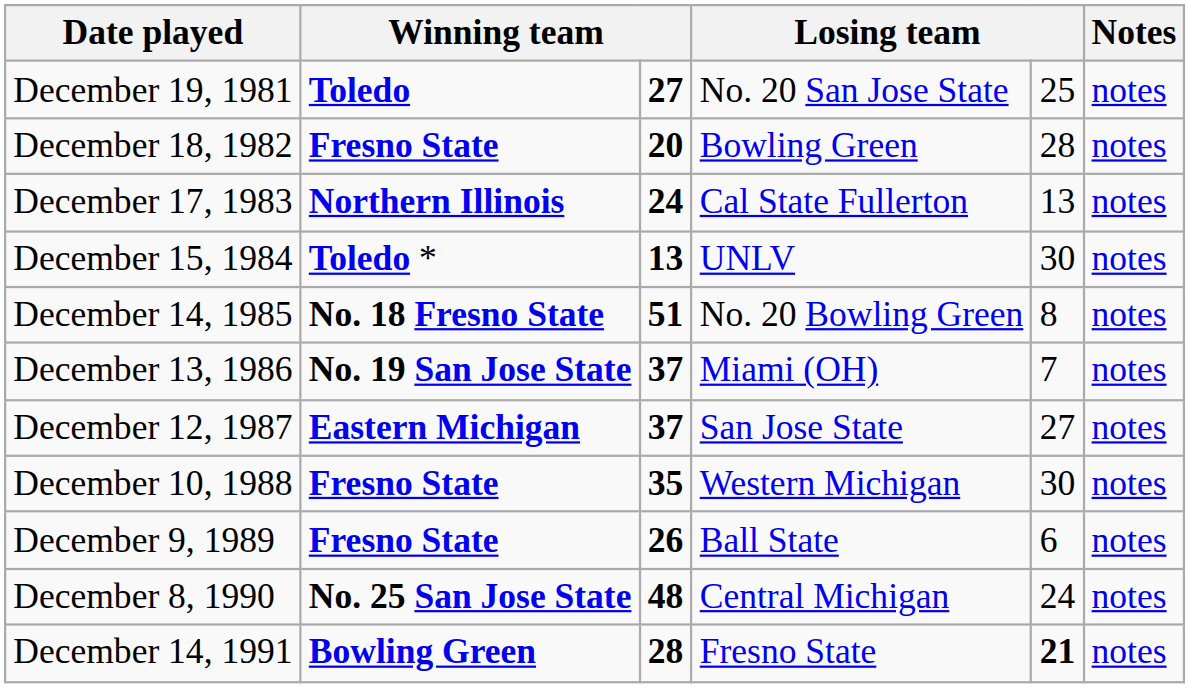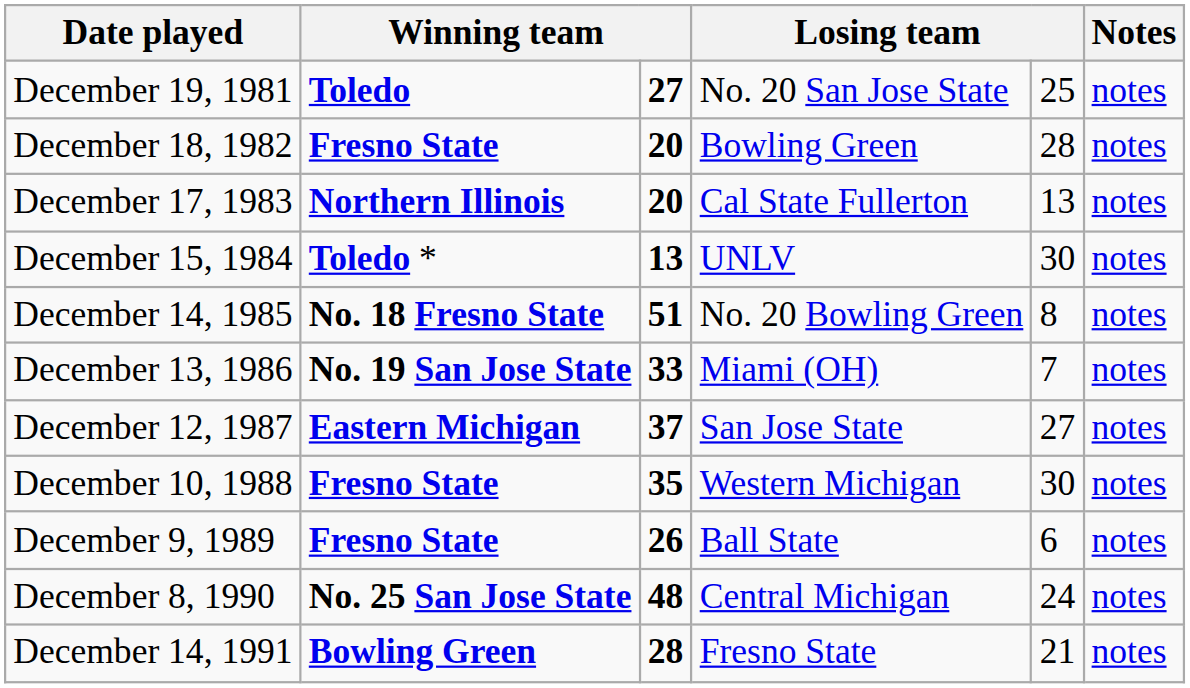(666, 201) 24 -> (666, 201) 20
(666, 370) 37 -> (666, 370) 33
(1057, 652) bold -> (1057, 652) normal
